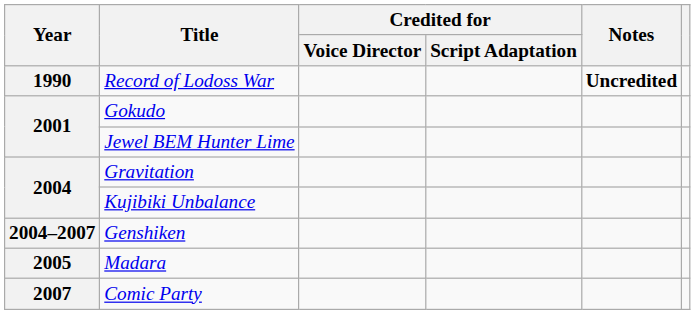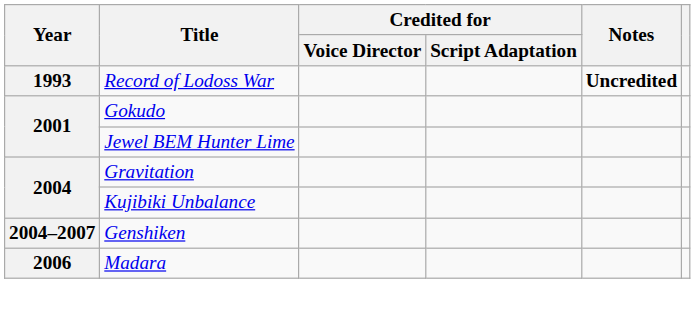(52, 80) 1990 -> (52, 80) 1993
(52, 263) 2005 -> (52, 263) 2006
- row: (153, 293)
